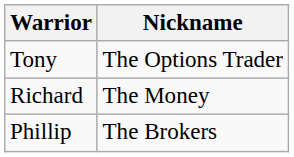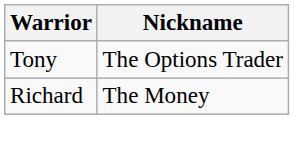- row: (41, 132)
